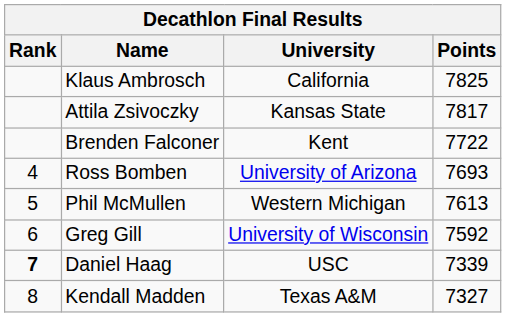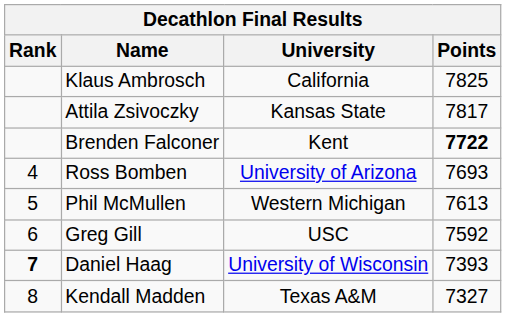(467, 142) normal -> (467, 142) bold
(328, 234) University of Wisconsin -> (328, 234) USC
(328, 265) USC -> (328, 265) University of Wisconsin
(467, 265) 7339 -> (467, 265) 7393
